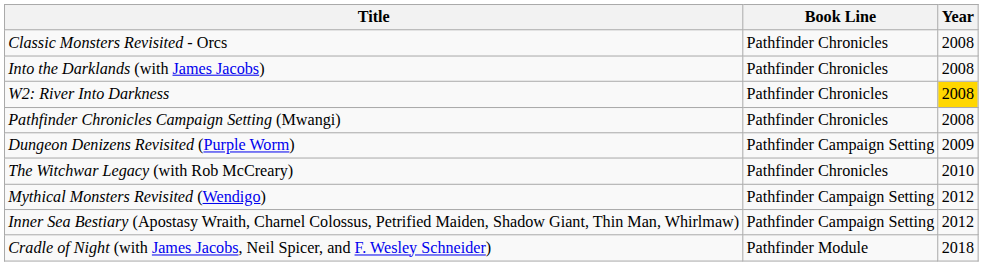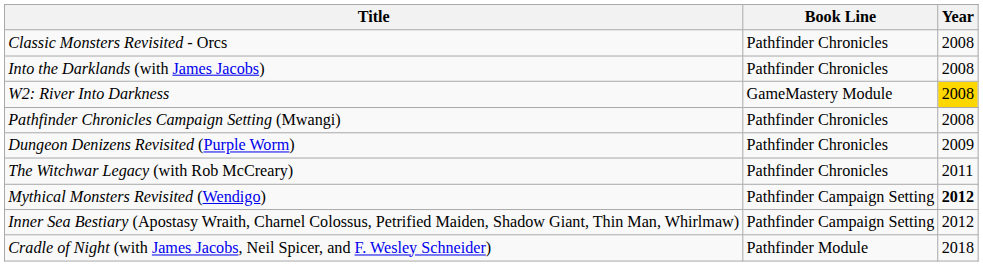(817, 94) Pathfinder Chronicles -> (820, 94) GameMastery Module
(840, 145) Pathfinder Campaign Setting -> (817, 145) Pathfinder Chronicles
(958, 171) 2010 -> (958, 171) 2011
(958, 196) normal -> (958, 196) bold
